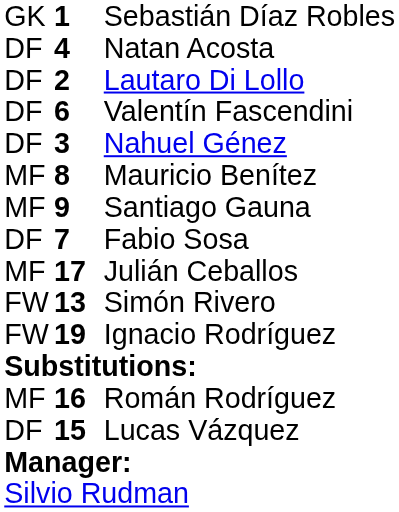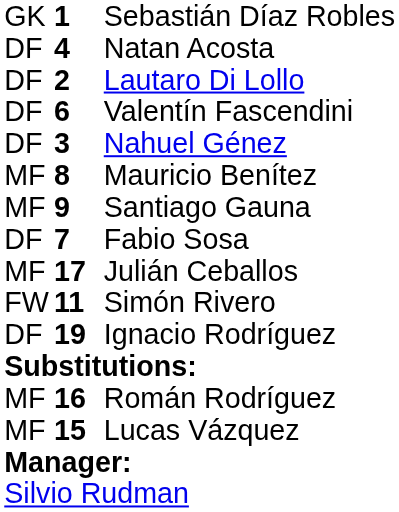(70, 302) 13 -> (69, 302) 11
(27, 334) FW -> (23, 334) DF
(23, 430) DF -> (25, 430) MF
